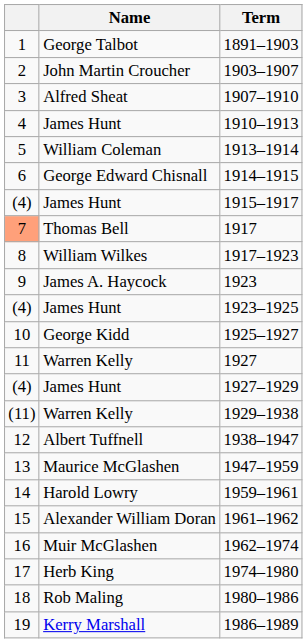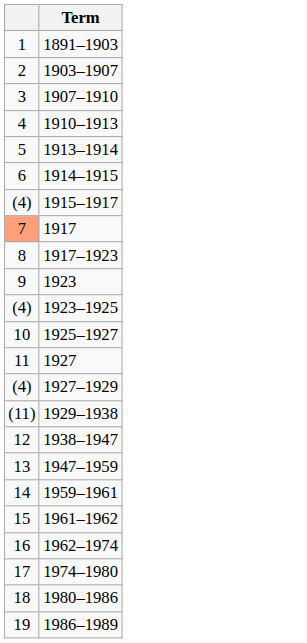- column: (130, 17)
